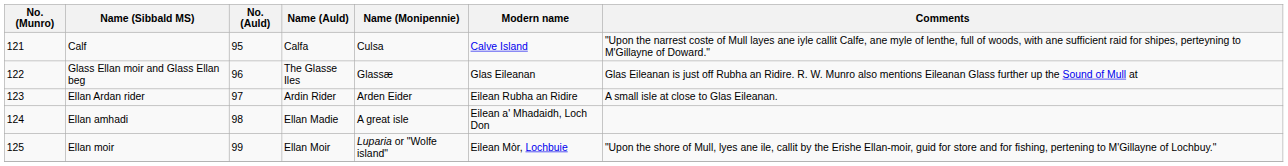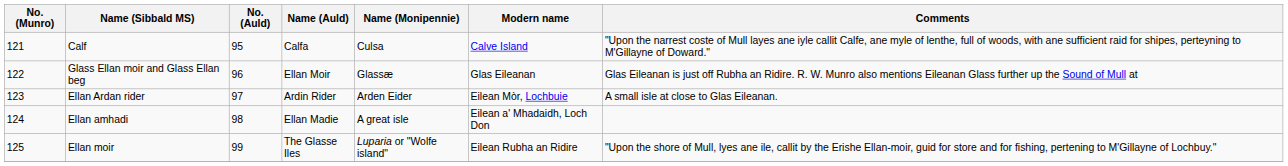(311, 74) The Glasse Iles -> (307, 74) Ellan Moir
(524, 97) Eilean Rubha an Ridire -> (519, 97) Eilean Mòr, Lochbuie
(307, 147) Ellan Moir -> (311, 147) The Glasse Iles
(519, 147) Eilean Mòr, Lochbuie -> (524, 147) Eilean Rubha an Ridire
